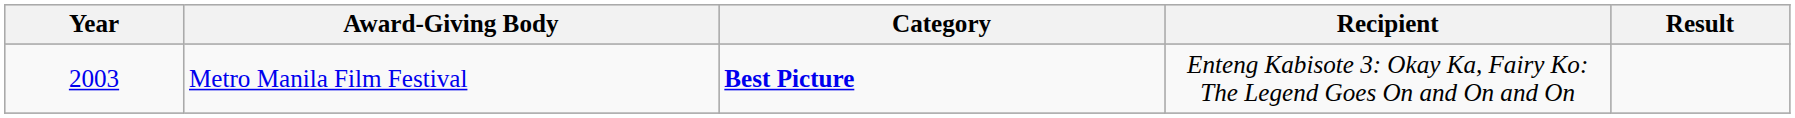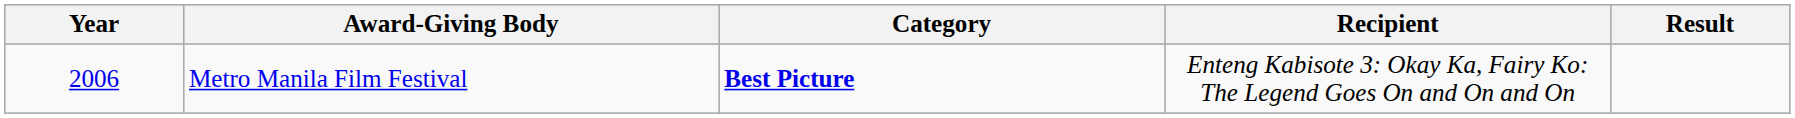(94, 78) 2003 -> (94, 78) 2006
